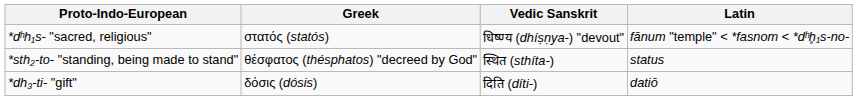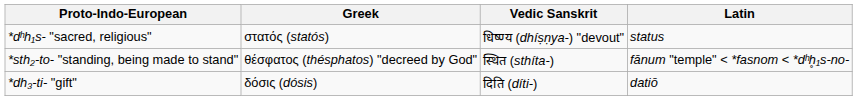(740, 36) fānum "temple" < *fasnom < *dʰh̥₁s-no- -> (647, 36) status
(647, 60) status -> (740, 60) fānum "temple" < *fasnom < *dʰh̥₁s-no-
